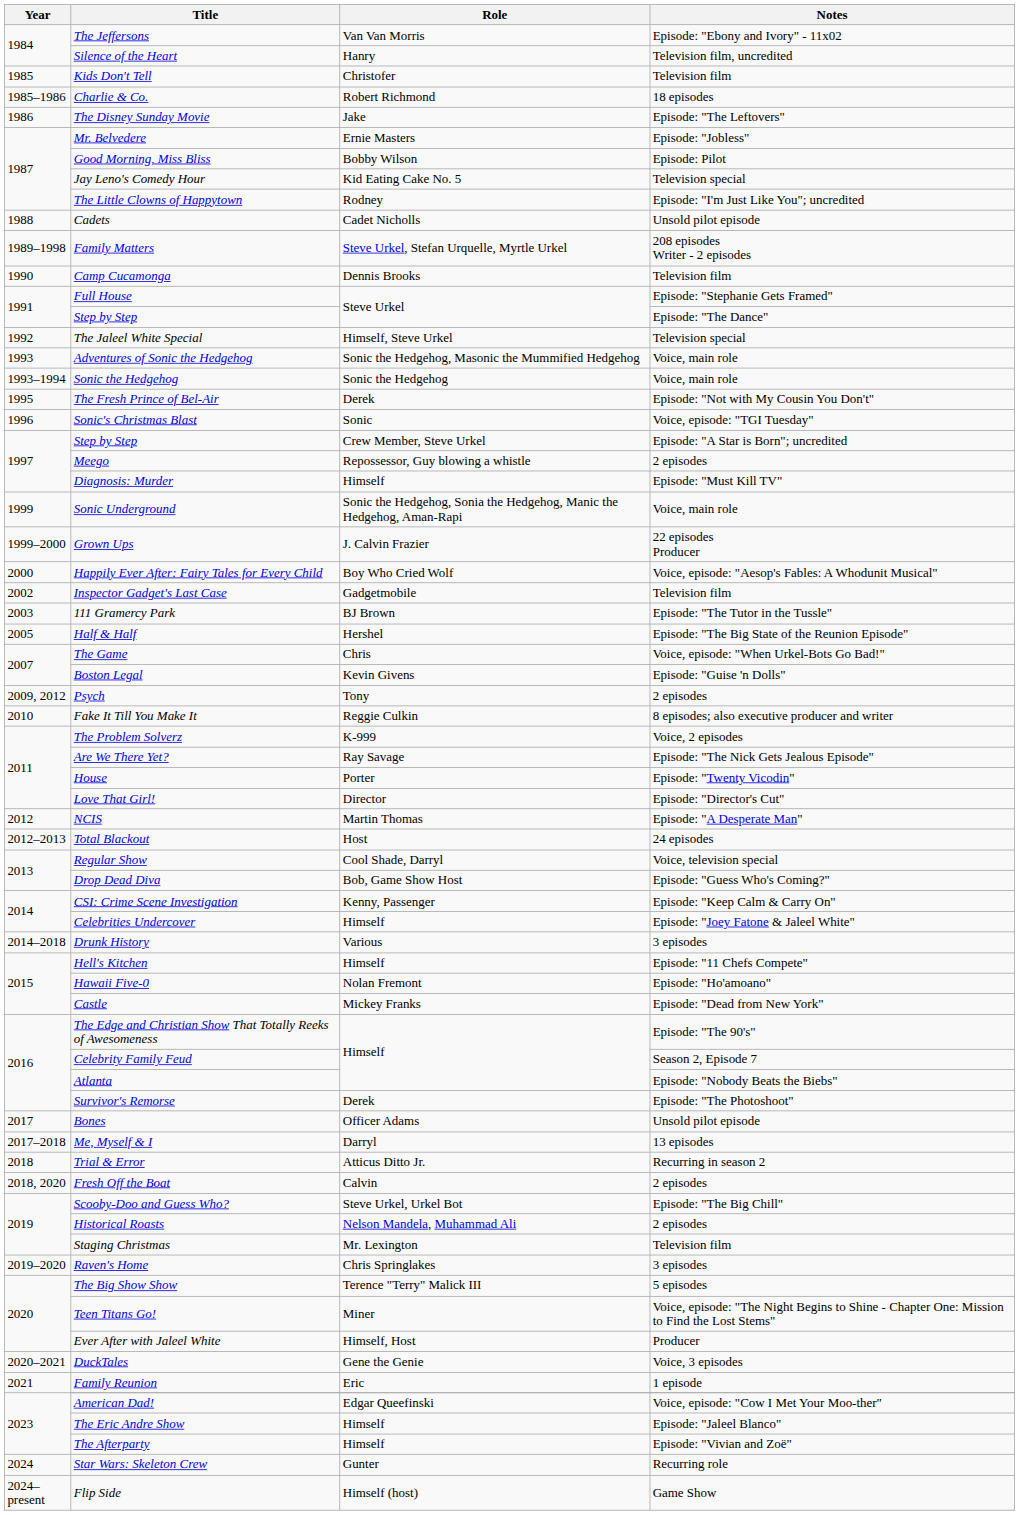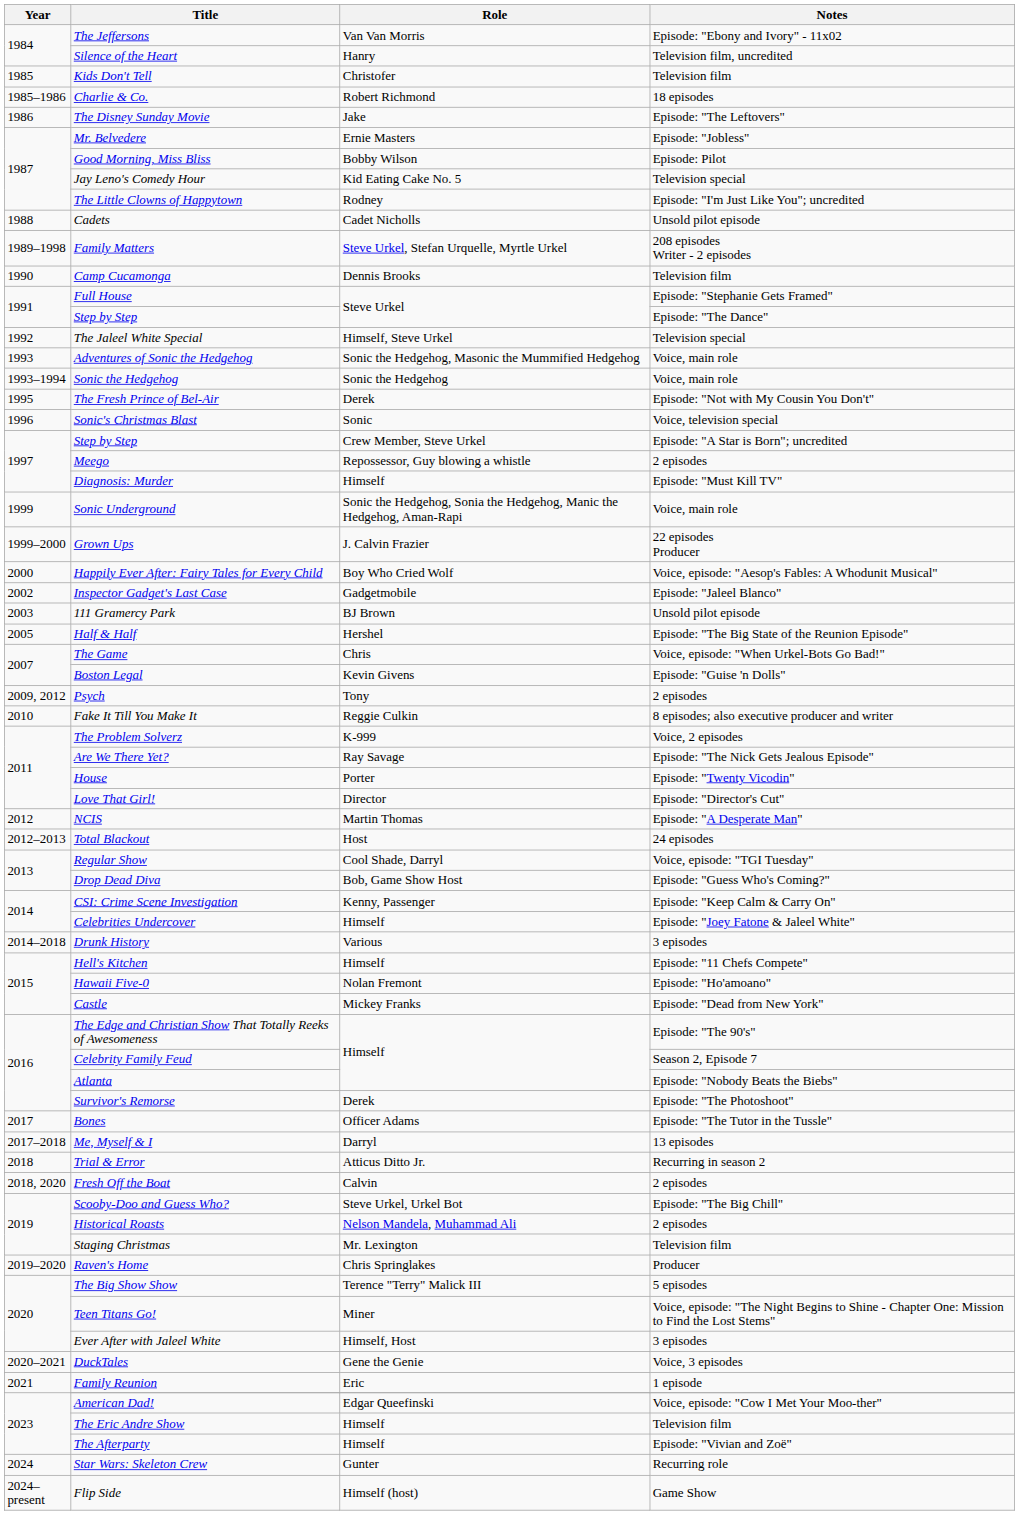(733, 419) Voice, episode: "TGI Tuesday" -> (715, 419) Voice, television special
(692, 592) Television film -> (717, 592) Episode: "Jaleel Blanco"
(742, 613) Episode: "The Tutor in the Tussle" -> (706, 613) Unsold pilot episode
(715, 860) Voice, television special -> (733, 860) Voice, episode: "TGI Tuesday"
(706, 1121) Unsold pilot episode -> (742, 1121) Episode: "The Tutor in the Tussle"
(680, 1265) 3 episodes -> (676, 1265) Producer
(676, 1341) Producer -> (680, 1341) 3 episodes
(717, 1423) Episode: "Jaleel Blanco" -> (692, 1423) Television film
